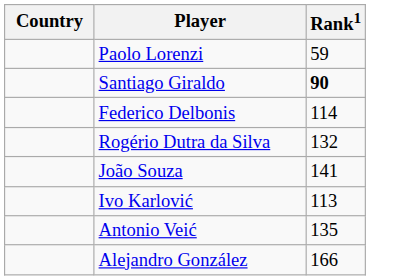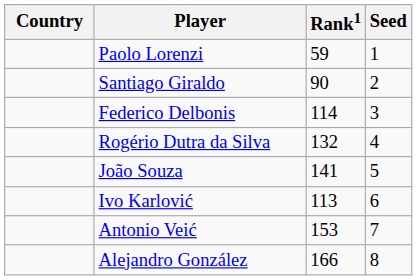+ column: (388, 21)
(319, 83) bold -> (319, 83) normal
(324, 230) 135 -> (324, 230) 153
